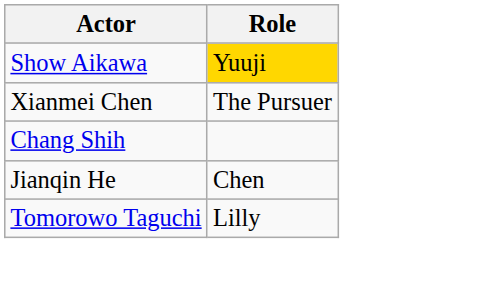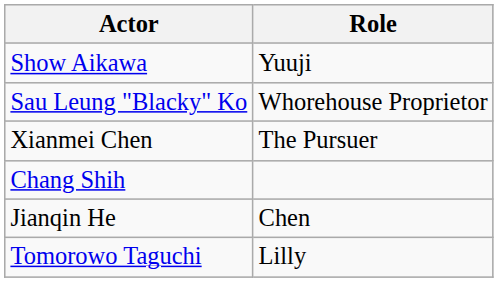(239, 62) gold background -> (285, 62) no background
+ row: (129, 101)
